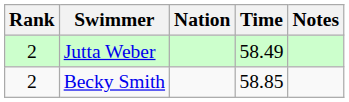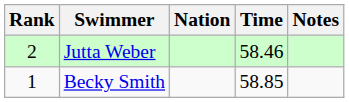(261, 50) 58.49 -> (261, 50) 58.46
(32, 81) 2 -> (32, 81) 1
